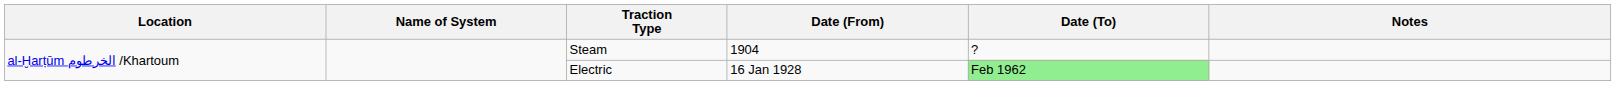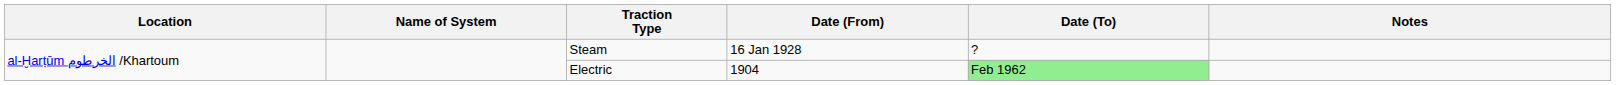(745, 49) 1904 -> (766, 49) 16 Jan 1928
(766, 70) 16 Jan 1928 -> (745, 70) 1904
